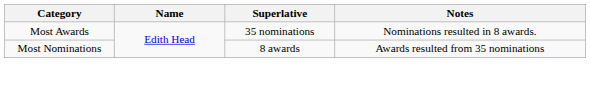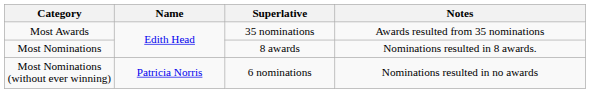(460, 31) Nominations resulted in 8 awards. -> (460, 31) Awards resulted from 35 nominations
(460, 48) Awards resulted from 35 nominations -> (460, 48) Nominations resulted in 8 awards.
+ row: (59, 72)
